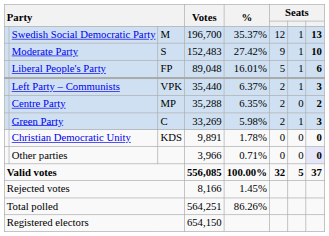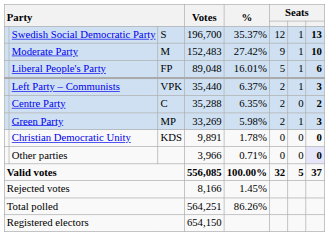(165, 34) M -> (163, 34) S
(163, 51) S -> (165, 51) M
(168, 104) MP -> (164, 104) C
(164, 121) C -> (168, 121) MP
